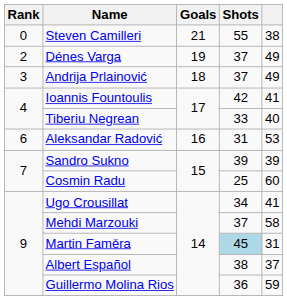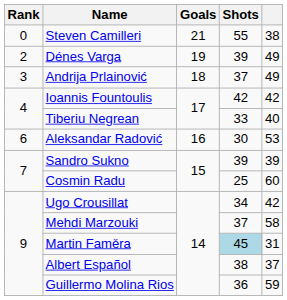(241, 56) 37 -> (241, 56) 39
(272, 98) 41 -> (272, 98) 42
(241, 139) 31 -> (241, 139) 30
(272, 202) 41 -> (272, 202) 42
